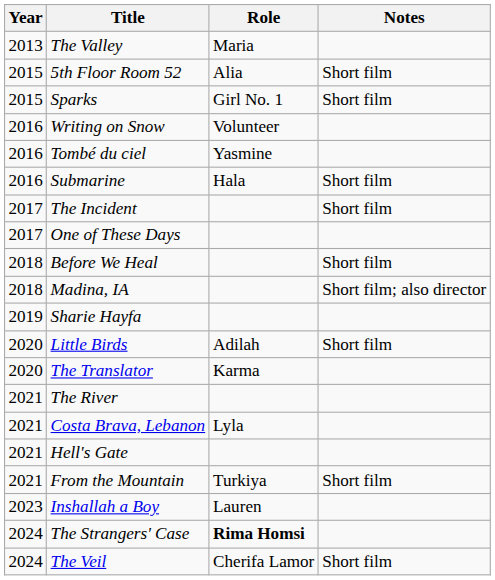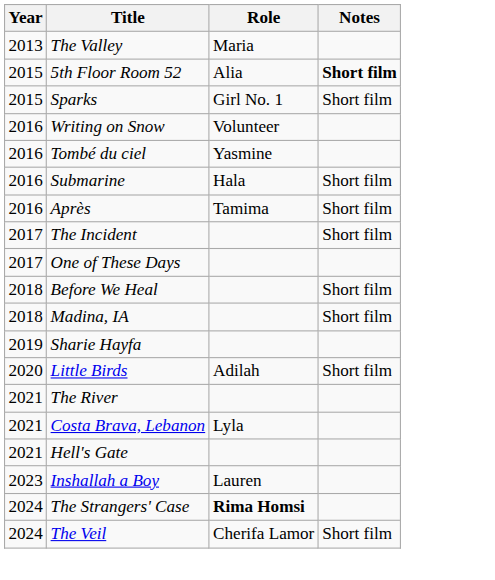(357, 72) normal -> (360, 72) bold
+ row: (71, 208)
(404, 289) Short film; also director -> (357, 316) Short film
- row: (102, 371)
- row: (117, 479)
